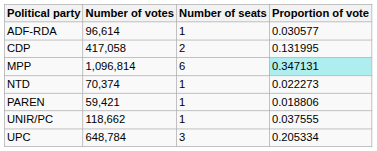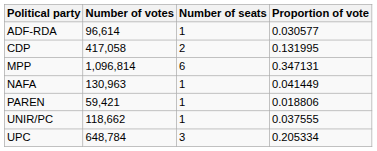(295, 66) paleturquoise background -> (295, 66) no background
+ row: (22, 84)
- row: (18, 84)
